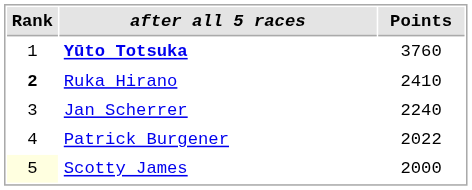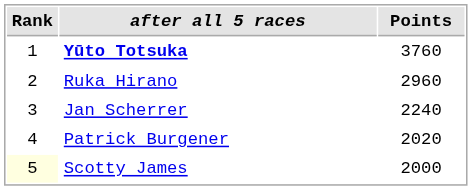(32, 81) bold -> (32, 81) normal
(421, 81) 2410 -> (421, 81) 2960
(421, 140) 2022 -> (421, 140) 2020
